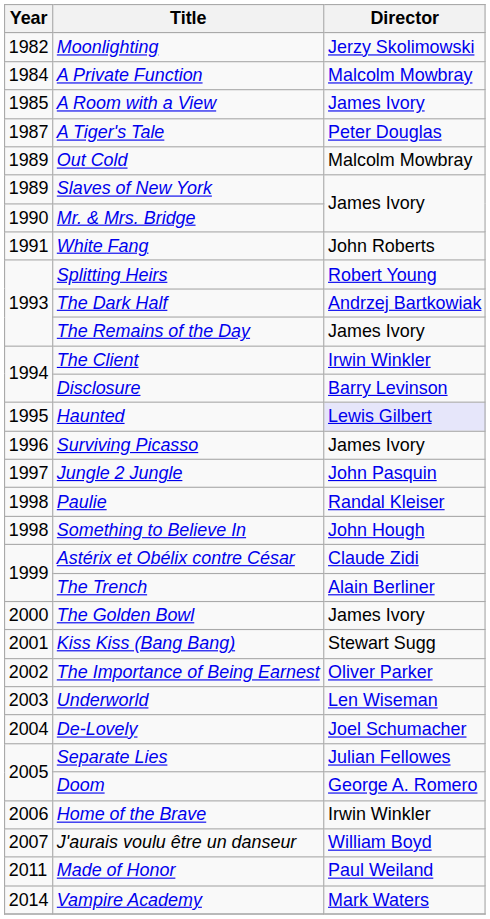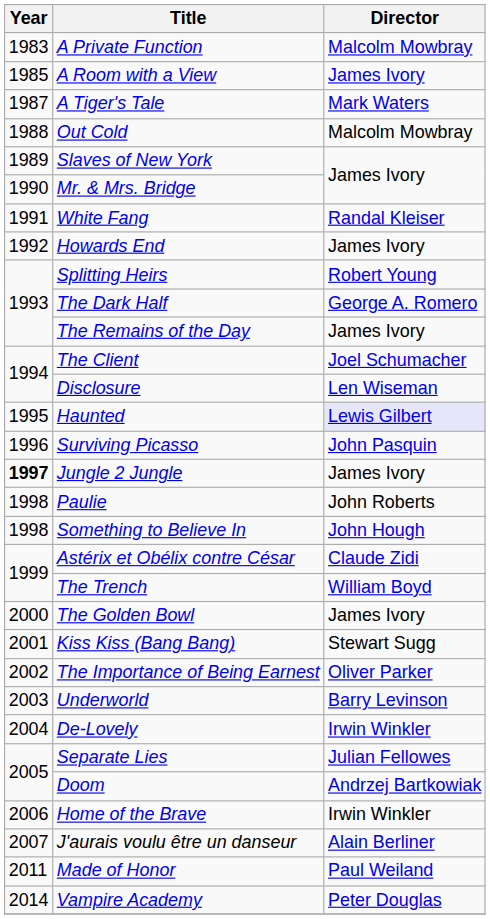- row: (108, 47)
(29, 75) 1984 -> (29, 47) 1983
(385, 132) Peter Douglas -> (378, 103) Mark Waters
(29, 160) 1989 -> (29, 132) 1988
(381, 246) John Roberts -> (386, 217) Randal Kleiser
+ row: (111, 246)
(405, 302) Andrzej Bartkowiak -> (403, 302) George A. Romero
(379, 359) Irwin Winkler -> (397, 359) Joel Schumacher
(388, 388) Barry Levinson -> (383, 388) Len Wiseman
(376, 445) James Ivory -> (382, 445) John Pasquin
(29, 473) normal -> (29, 473) bold
(382, 473) John Pasquin -> (376, 473) James Ivory
(386, 501) Randal Kleiser -> (381, 501) John Roberts
(381, 587) Alain Berliner -> (380, 587) William Boyd
(383, 700) Len Wiseman -> (388, 700) Barry Levinson
(397, 729) Joel Schumacher -> (379, 729) Irwin Winkler
(403, 786) George A. Romero -> (405, 786) Andrzej Bartkowiak
(380, 842) William Boyd -> (381, 842) Alain Berliner
(378, 899) Mark Waters -> (385, 899) Peter Douglas
